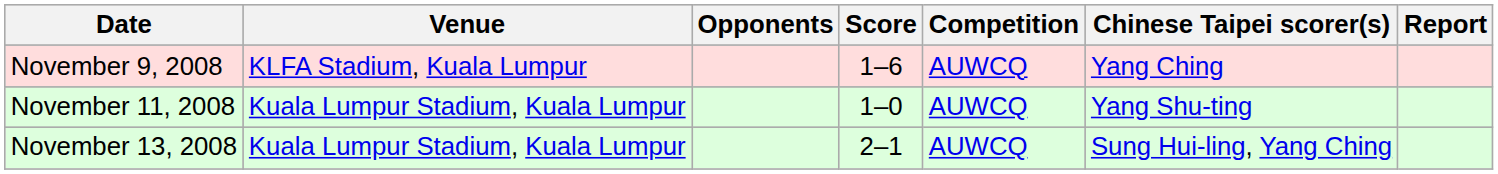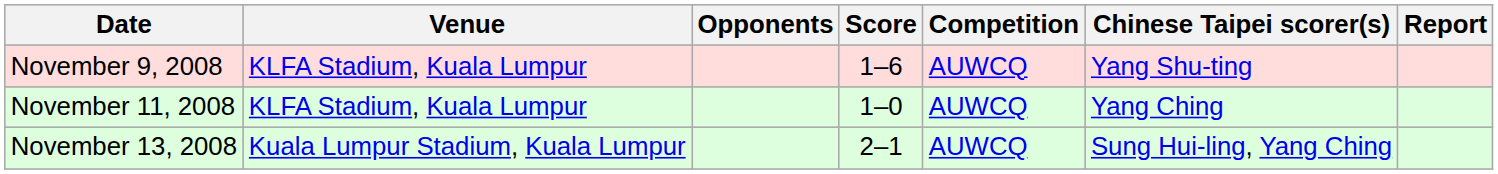(1157, 65) Yang Ching -> (1172, 65) Yang Shu-ting
(467, 106) Kuala Lumpur Stadium, Kuala Lumpur -> (418, 106) KLFA Stadium, Kuala Lumpur
(1172, 106) Yang Shu-ting -> (1157, 106) Yang Ching
